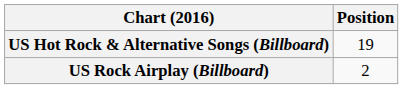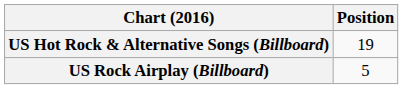(365, 70) 2 -> (365, 70) 5
